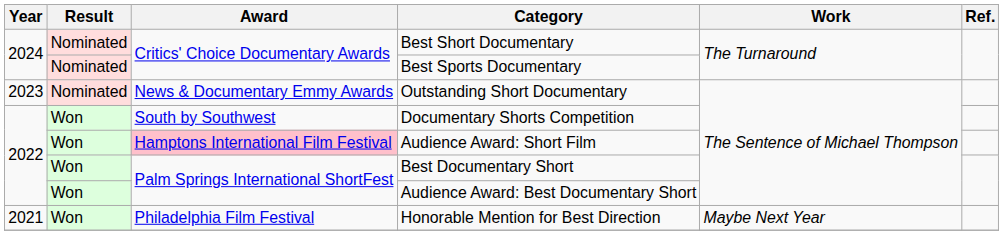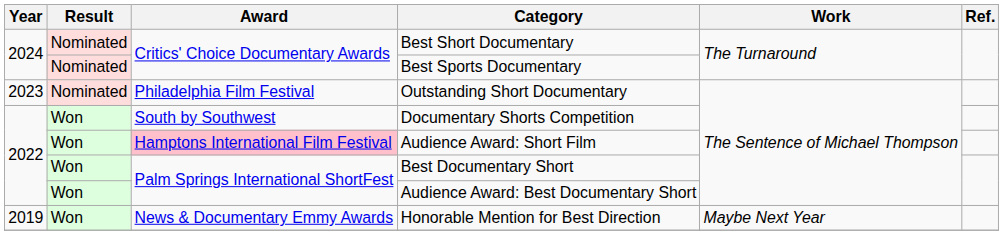(264, 92) News & Documentary Emmy Awards -> (224, 92) Philadelphia Film Festival
(26, 218) 2021 -> (26, 218) 2019
(224, 218) Philadelphia Film Festival -> (264, 218) News & Documentary Emmy Awards
